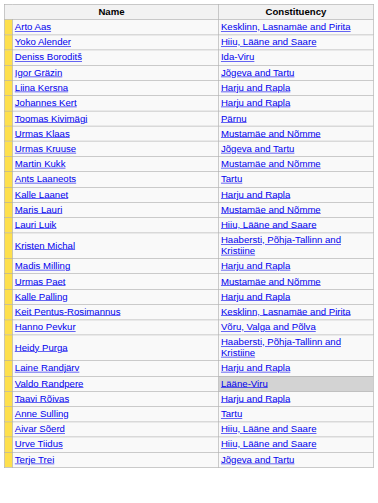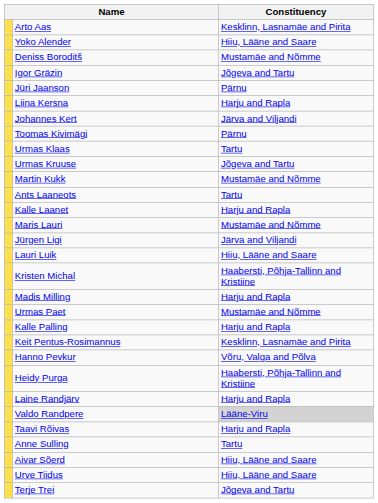(238, 57) Ida-Viru -> (271, 57) Mustamäe and Nõmme
+ row: (42, 88)
(256, 103) Harju and Rapla -> (259, 118) Järva and Viljandi
(271, 133) Mustamäe and Nõmme -> (232, 149) Tartu
+ row: (38, 240)
